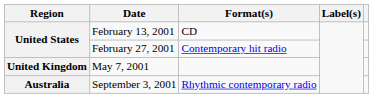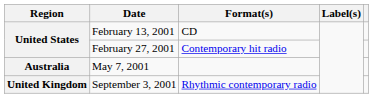(47, 66) United Kingdom -> (47, 66) Australia
(47, 84) Australia -> (47, 84) United Kingdom
